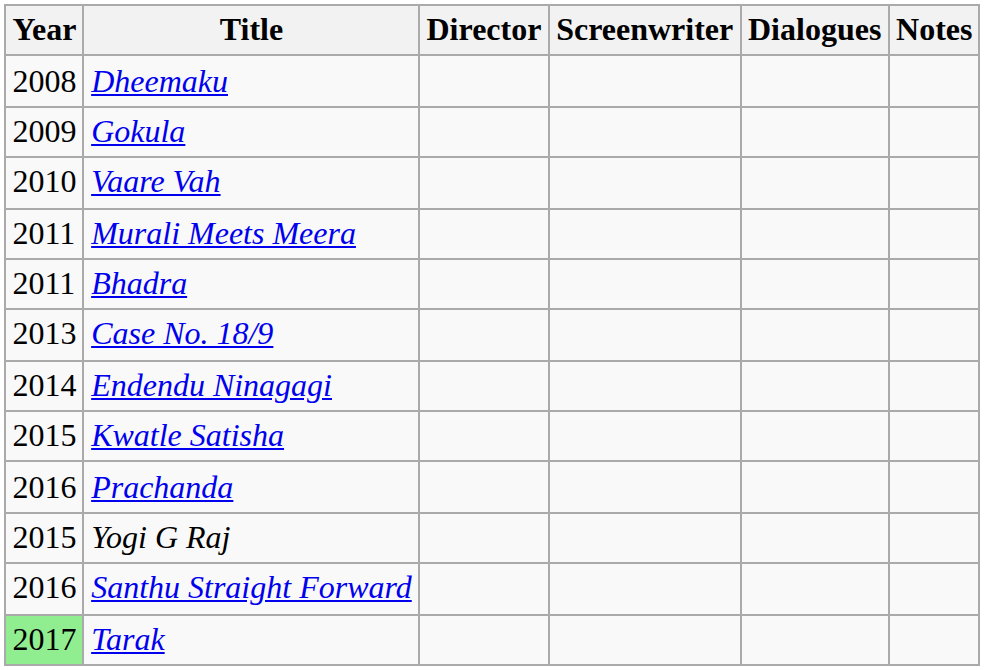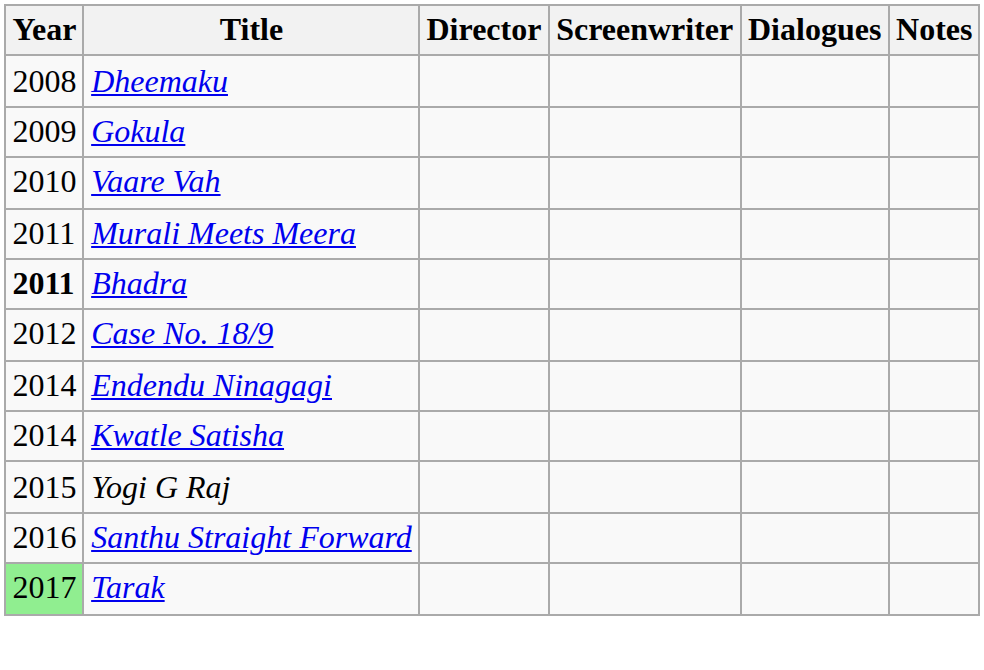(44, 283) normal -> (44, 283) bold
(44, 334) 2013 -> (44, 334) 2012
(44, 435) 2015 -> (44, 435) 2014
- row: (162, 486)
